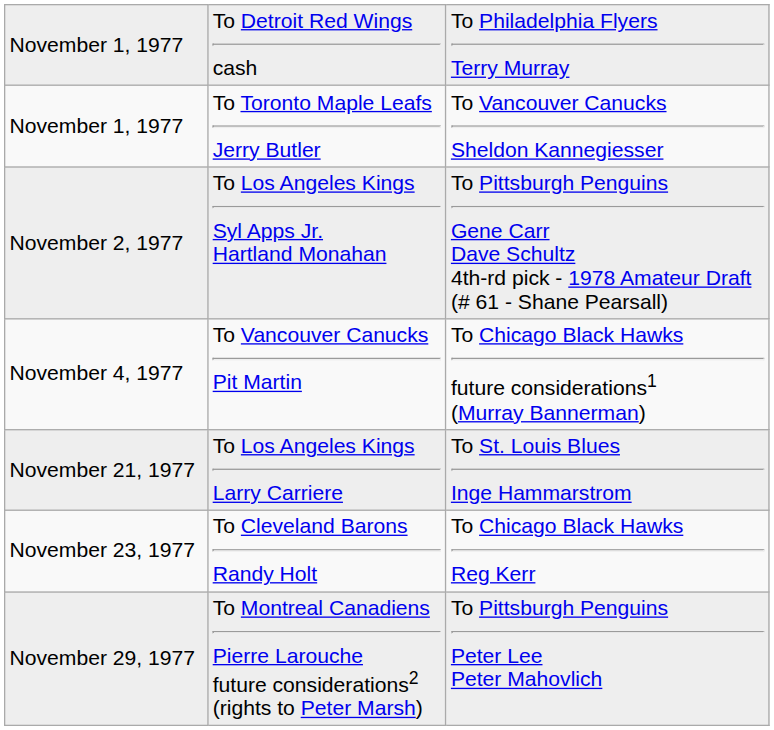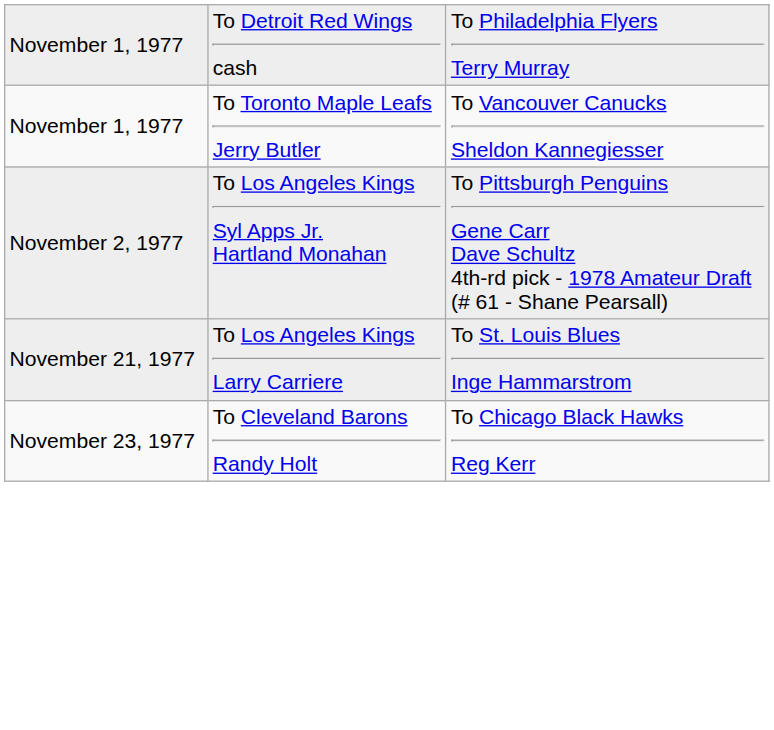- row: (96, 374)
- row: (102, 658)
